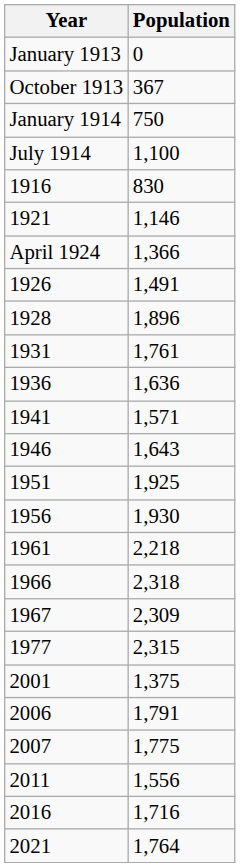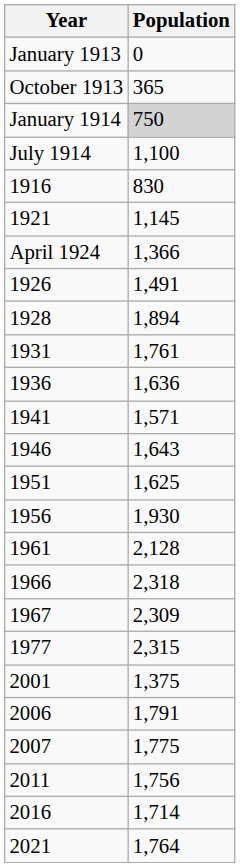(148, 86) 367 -> (148, 86) 365
(148, 119) no background -> (148, 119) lightgrey background
(156, 218) 1,146 -> (156, 218) 1,145
(156, 317) 1,896 -> (156, 317) 1,894
(156, 482) 1,925 -> (156, 482) 1,625
(156, 548) 2,218 -> (156, 548) 2,128
(156, 779) 1,556 -> (156, 779) 1,756
(156, 812) 1,716 -> (156, 812) 1,714
